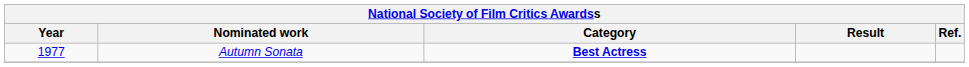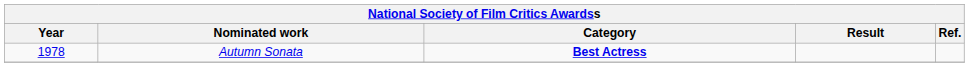(51, 52) 1977 -> (51, 52) 1978
